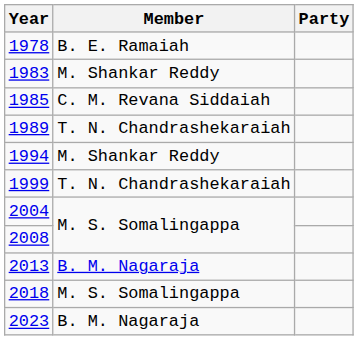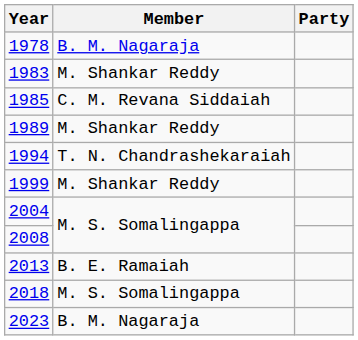(123, 46) B. E. Ramaiah -> (128, 46) B. M. Nagaraja
(174, 129) T. N. Chandrashekaraiah -> (138, 129) M. Shankar Reddy
(138, 156) M. Shankar Reddy -> (174, 156) T. N. Chandrashekaraiah
(174, 184) T. N. Chandrashekaraiah -> (138, 184) M. Shankar Reddy
(128, 266) B. M. Nagaraja -> (123, 266) B. E. Ramaiah
